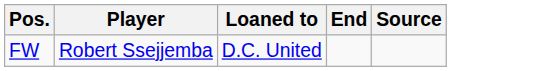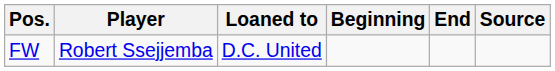+ column: (378, 19)
